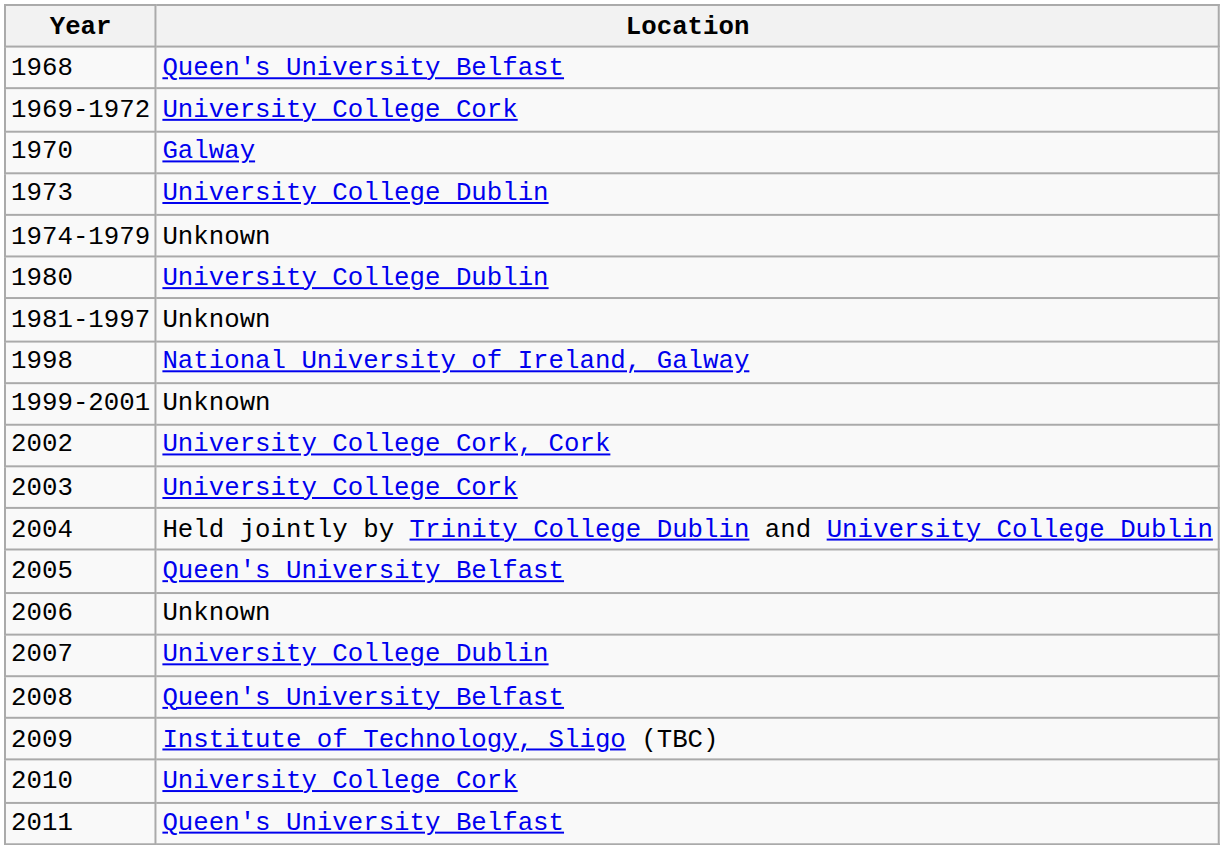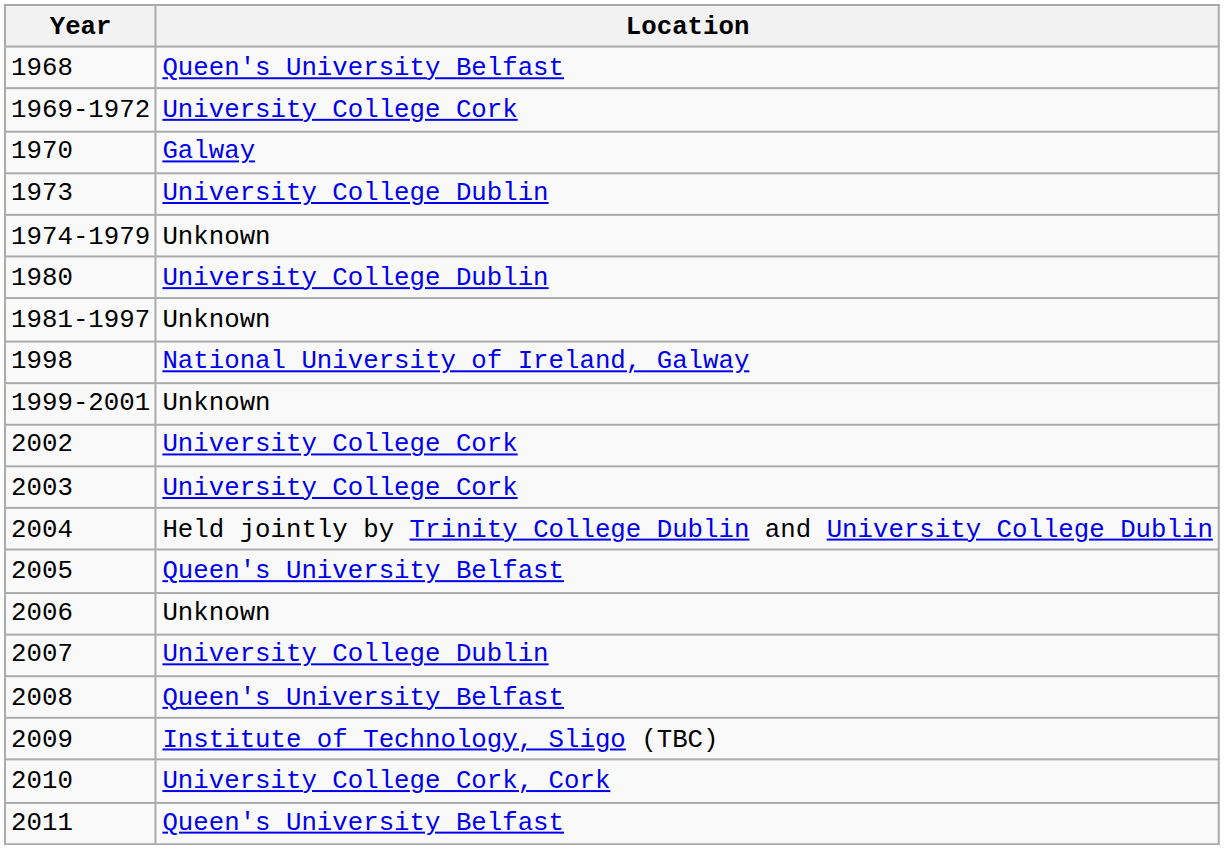(386, 445) University College Cork, Cork -> (340, 445) University College Cork
(340, 781) University College Cork -> (386, 781) University College Cork, Cork
